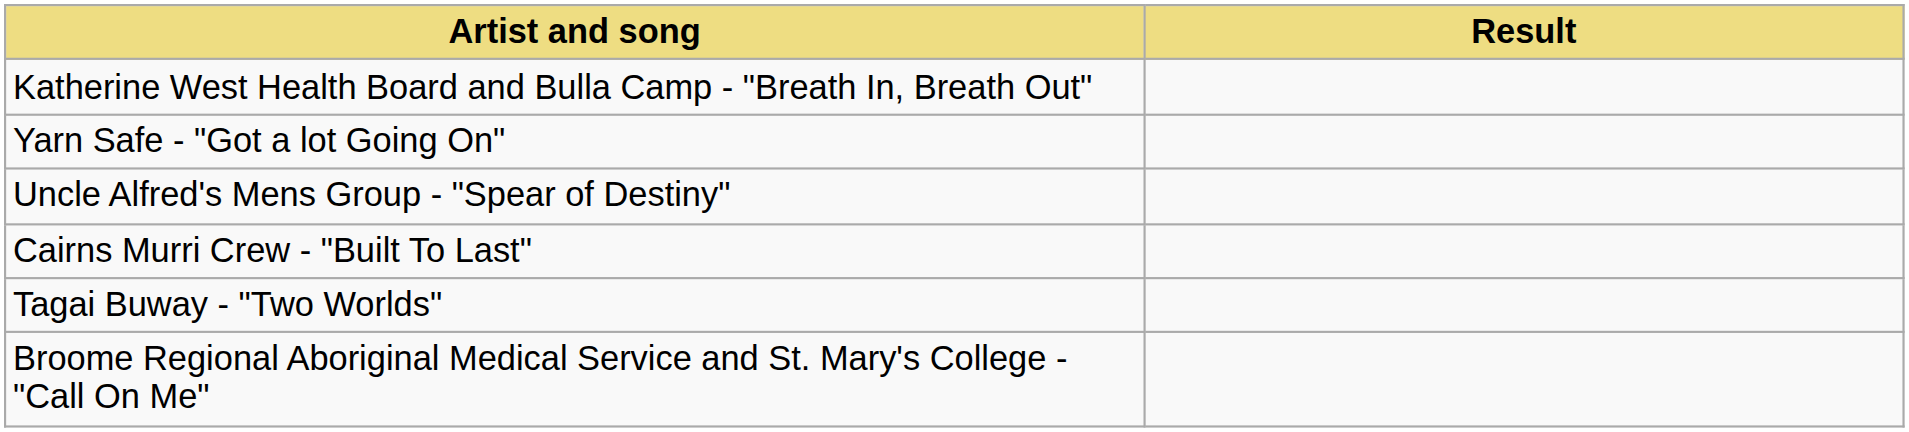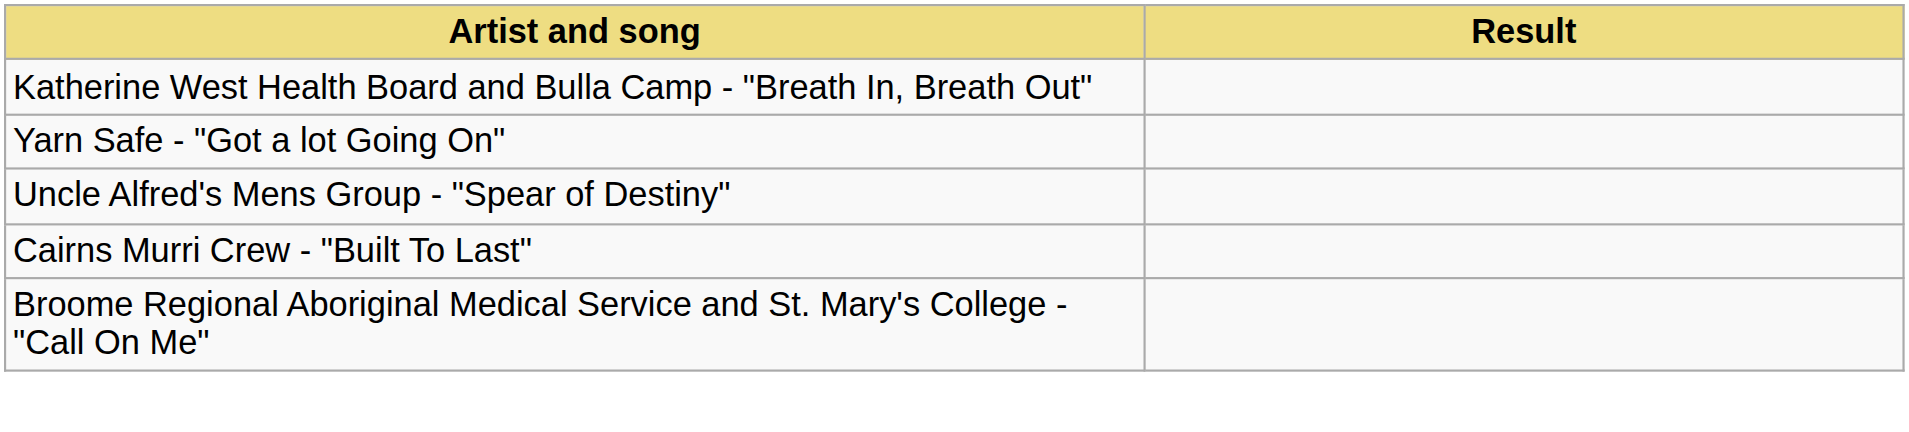- row: (228, 304)
